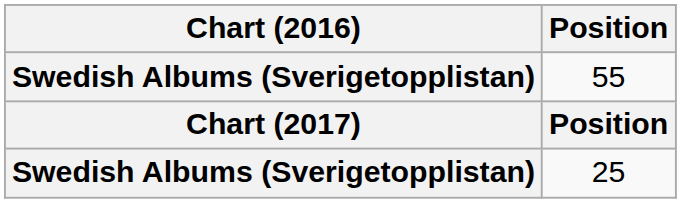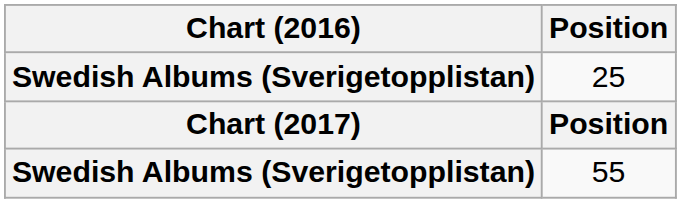rows swapped: (609, 172) <-> (609, 76)
